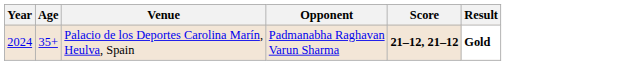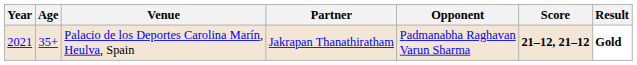+ column: (331, 15)
(20, 42) 2024 -> (20, 42) 2021
